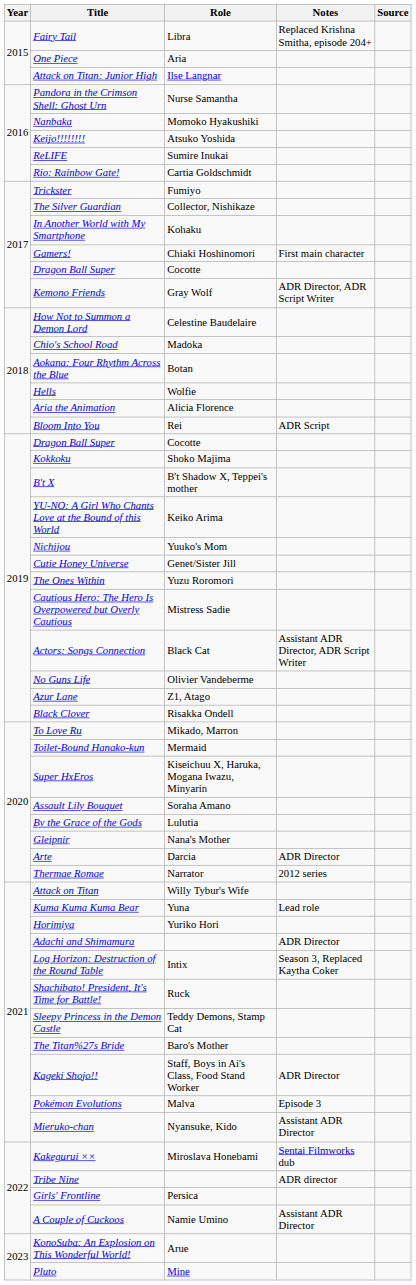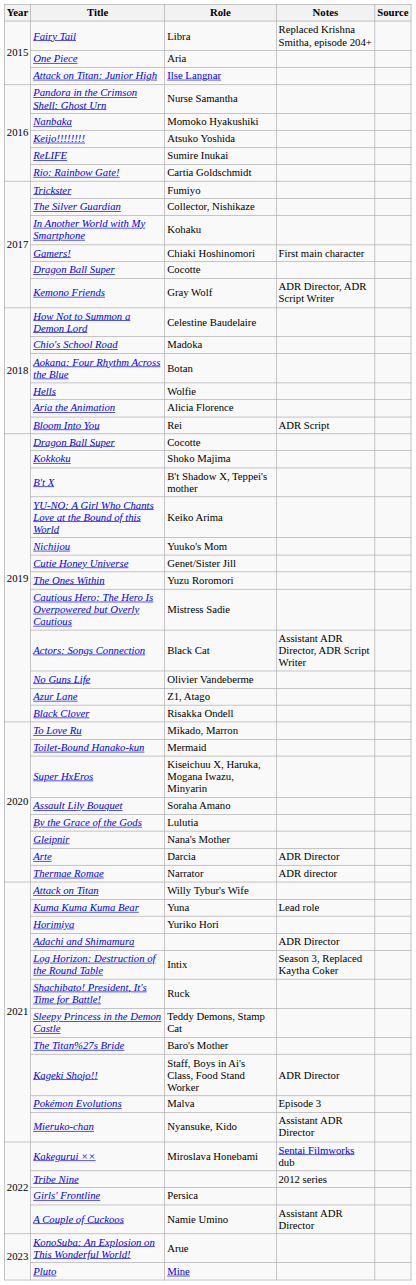(303, 873) 2012 series -> (308, 873) ADR director
(308, 1179) ADR director -> (303, 1179) 2012 series
